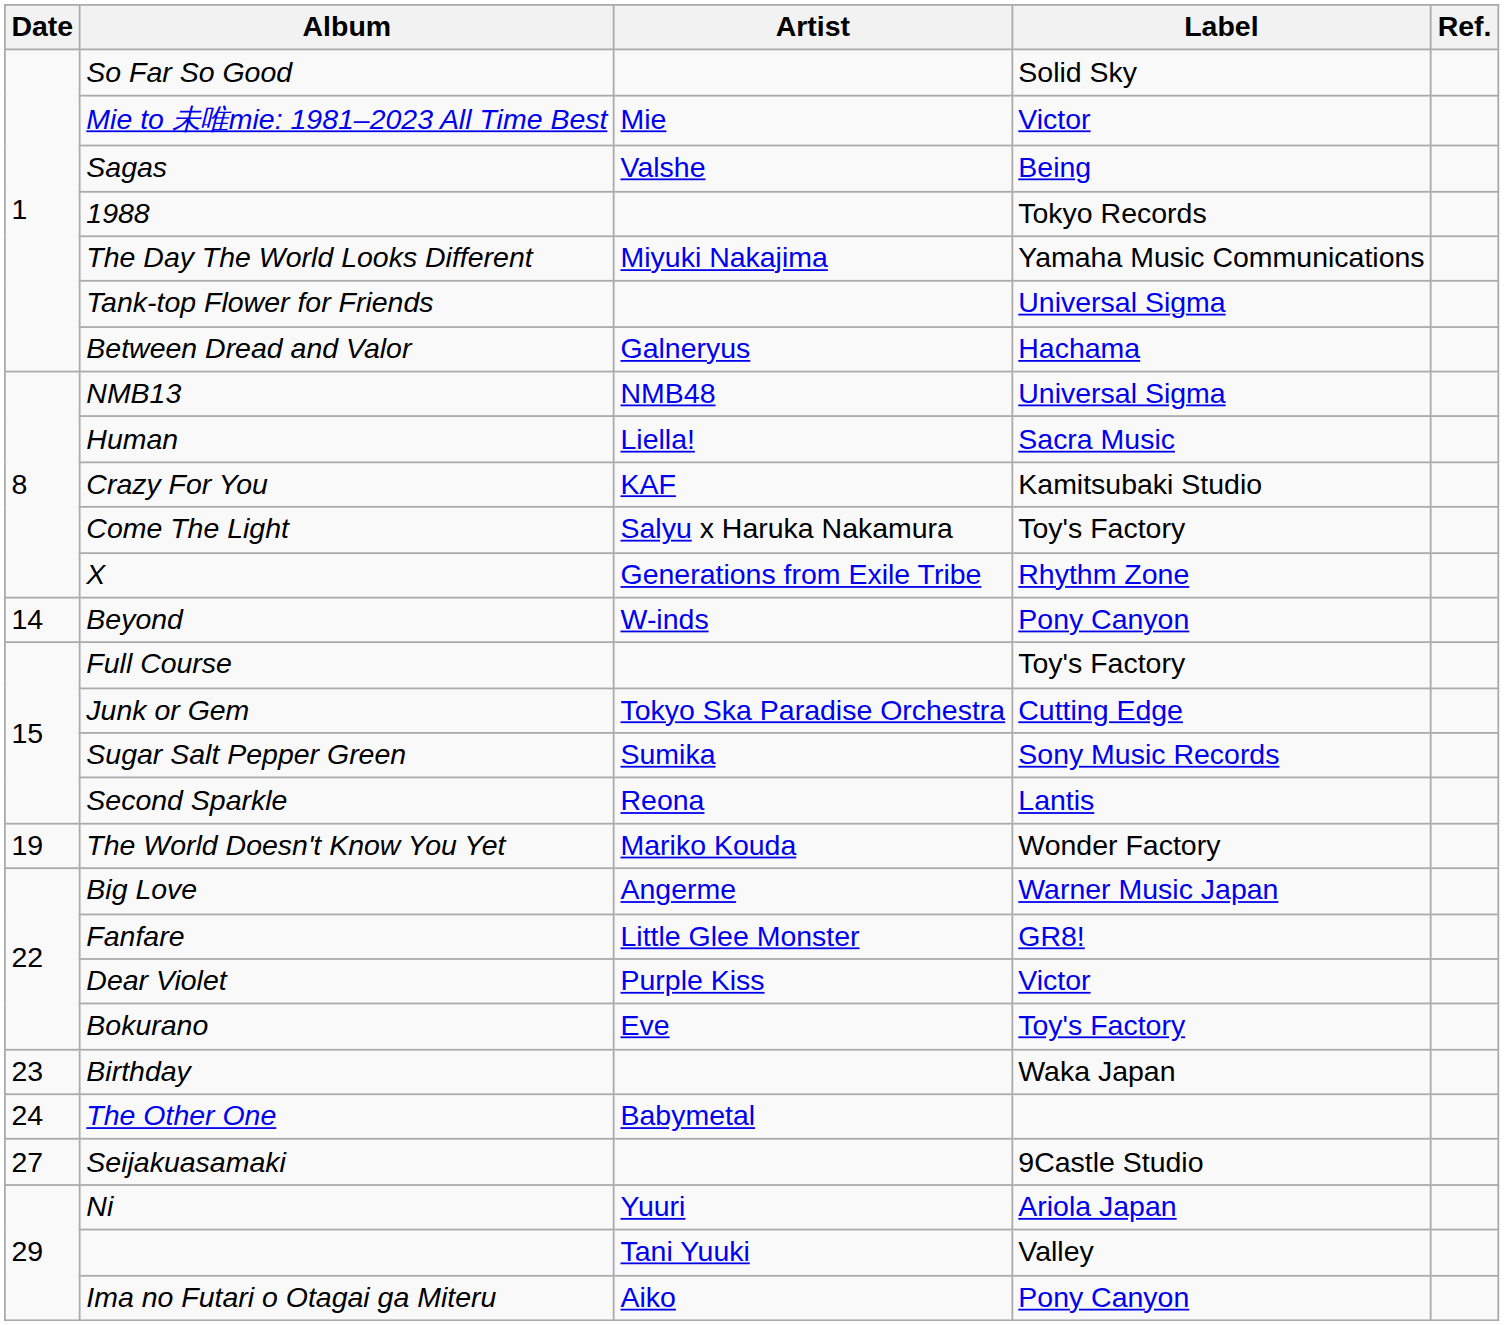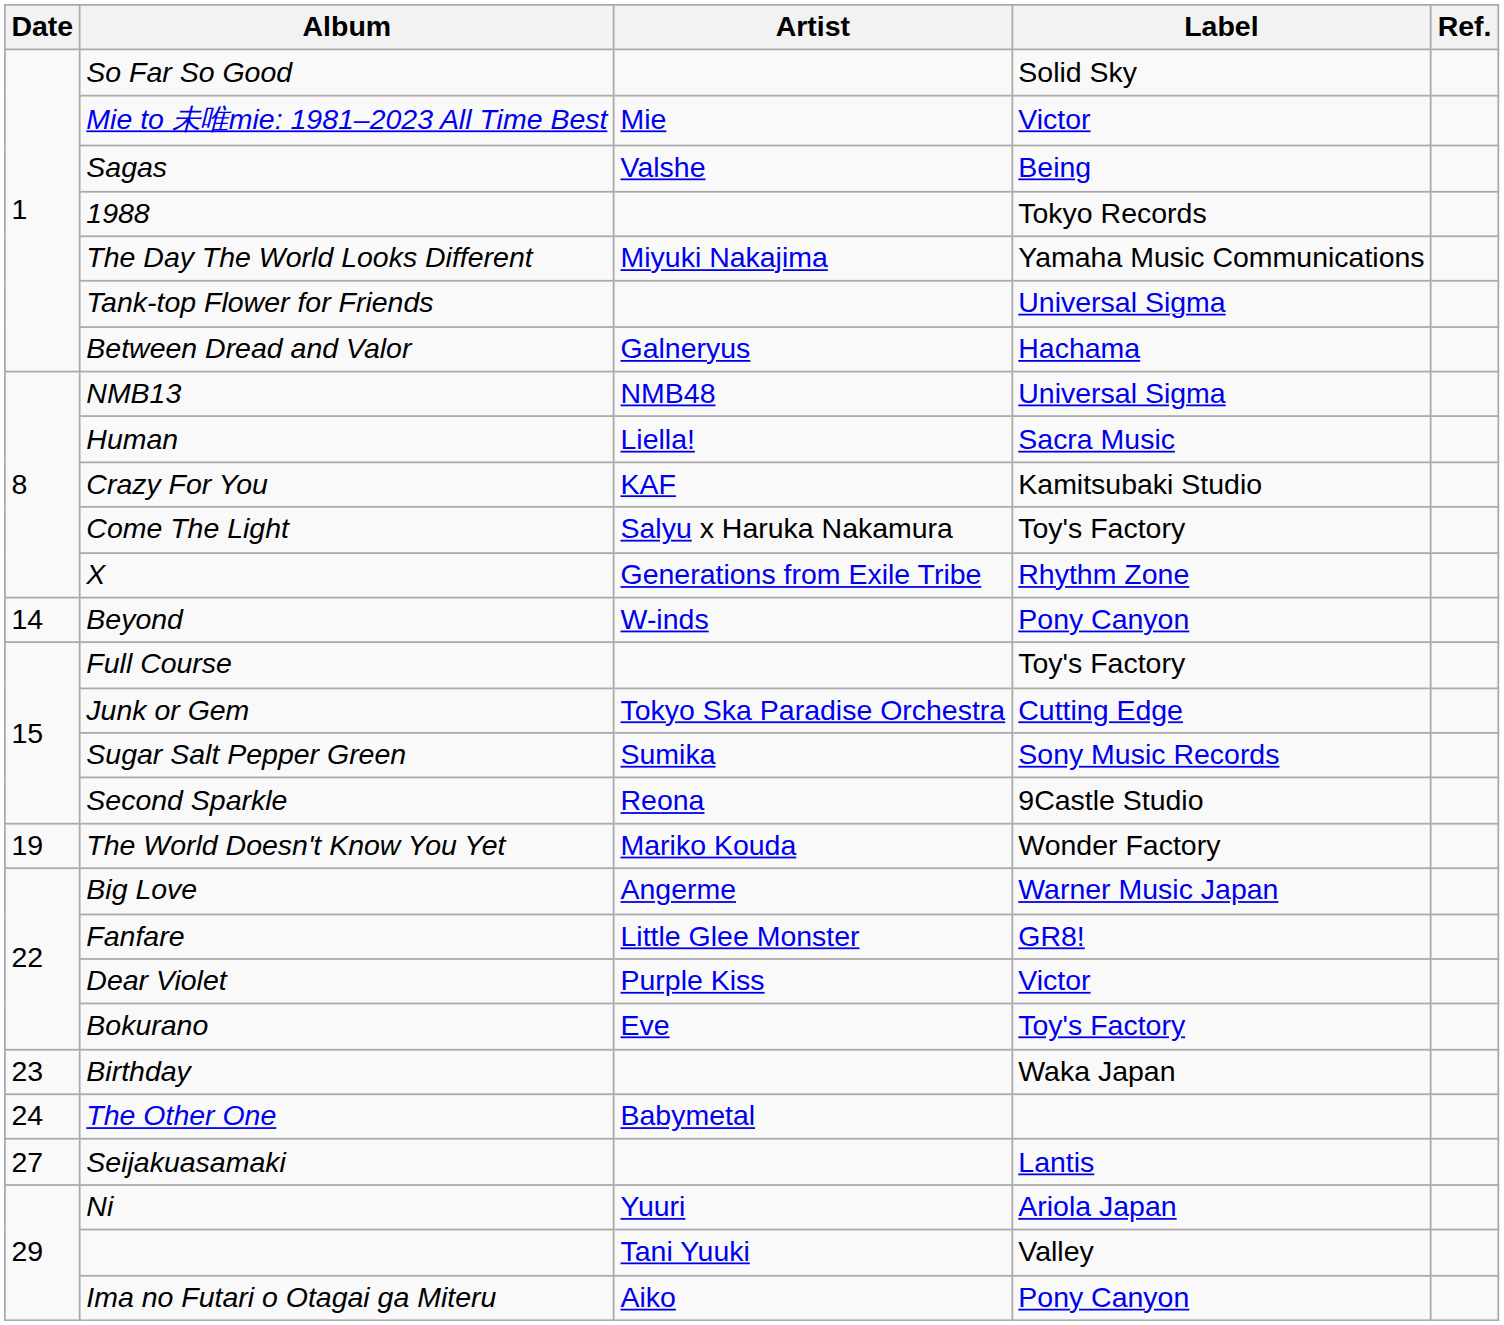(1056, 800) Lantis -> (1111, 800) 9Castle Studio
(1111, 1161) 9Castle Studio -> (1056, 1161) Lantis
